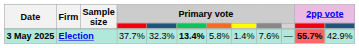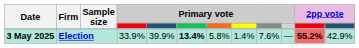(132, 36) 37.7% -> (132, 36) 33.9%
(162, 36) 32.3% -> (162, 36) 39.9%
(310, 36) 55.7% -> (310, 36) 55.2%
